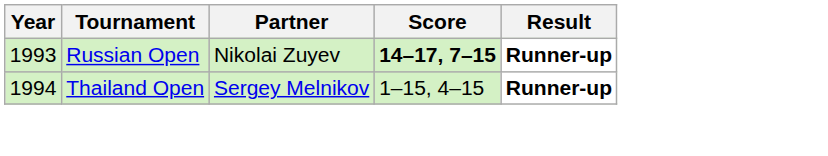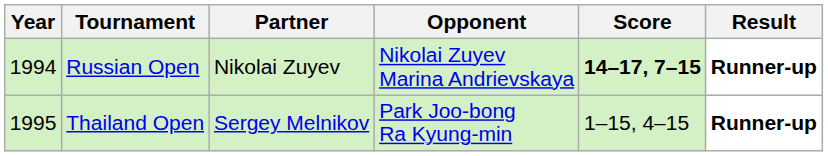+ column: (477, 22)
(33, 55) 1993 -> (33, 67) 1994
(33, 88) 1994 -> (33, 123) 1995
